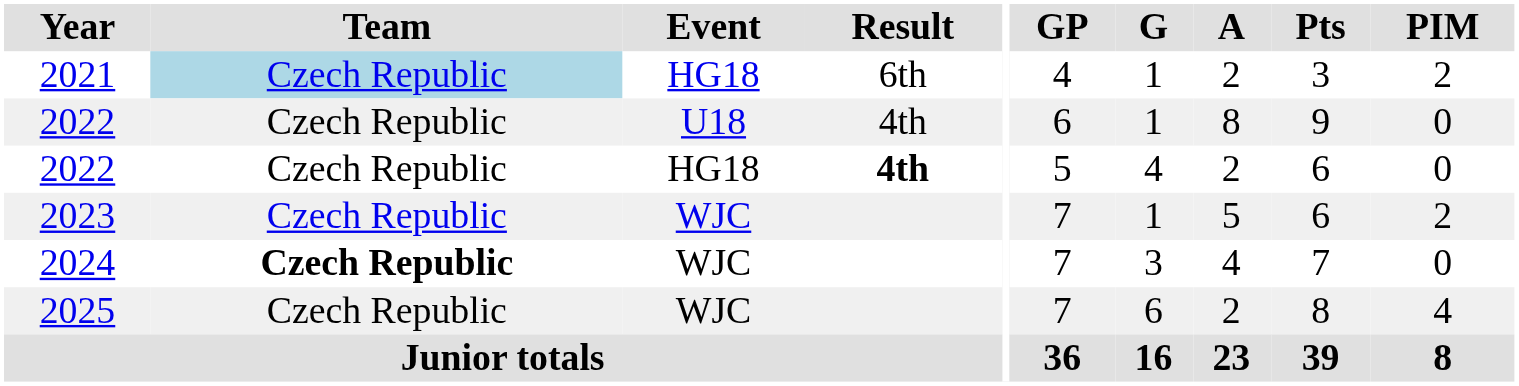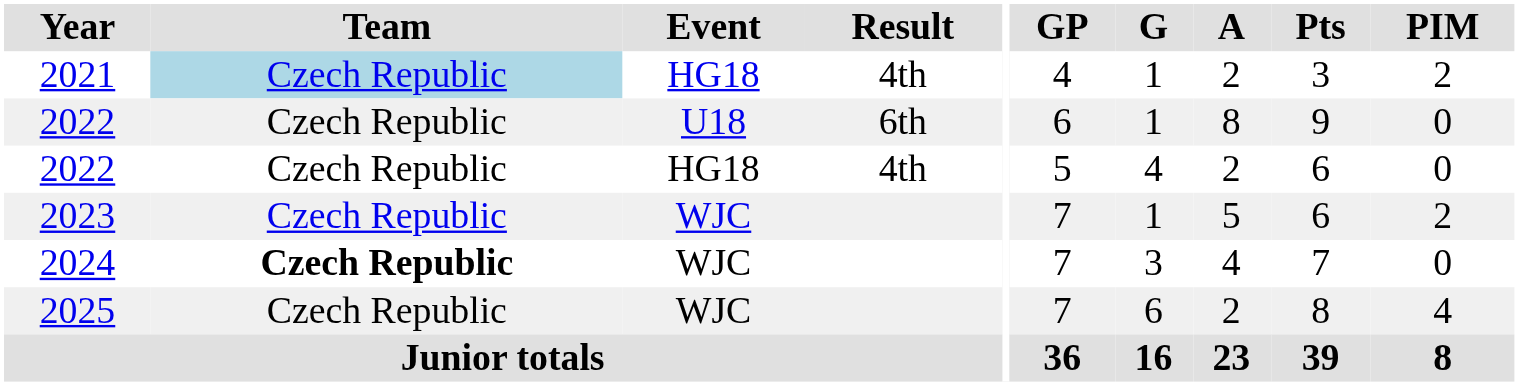(903, 74) 6th -> (903, 74) 4th
(903, 121) 4th -> (903, 121) 6th
(903, 168) bold -> (903, 168) normal
